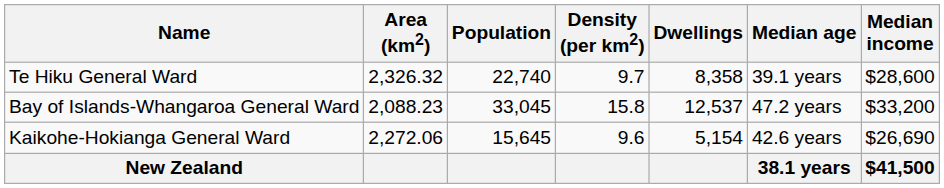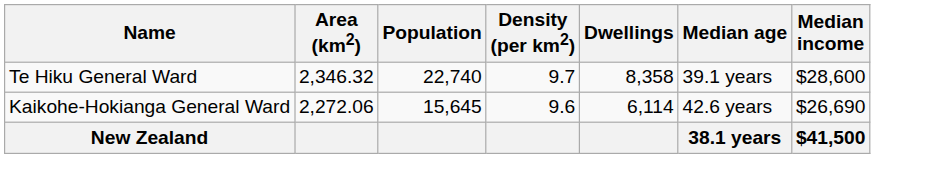(406, 76) 2,326.32 -> (336, 76) 2,346.32
- row: (184, 107)
(719, 137) 5,154 -> (650, 107) 6,114
